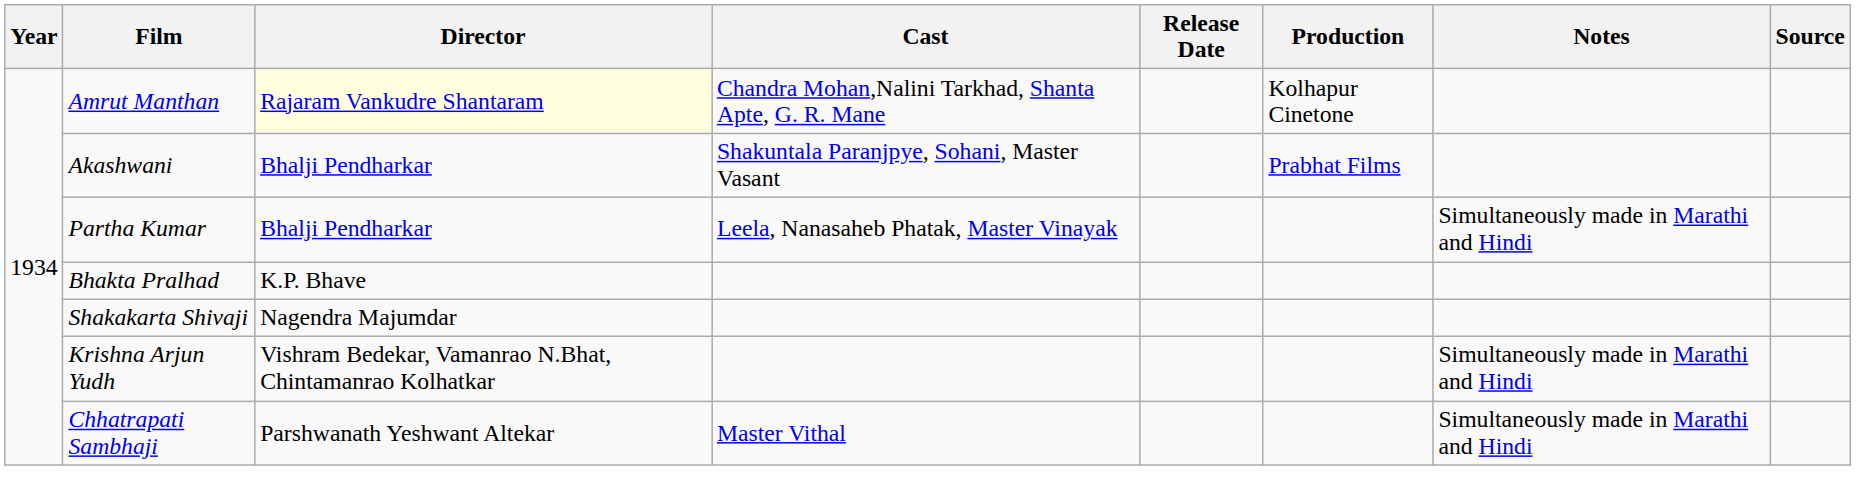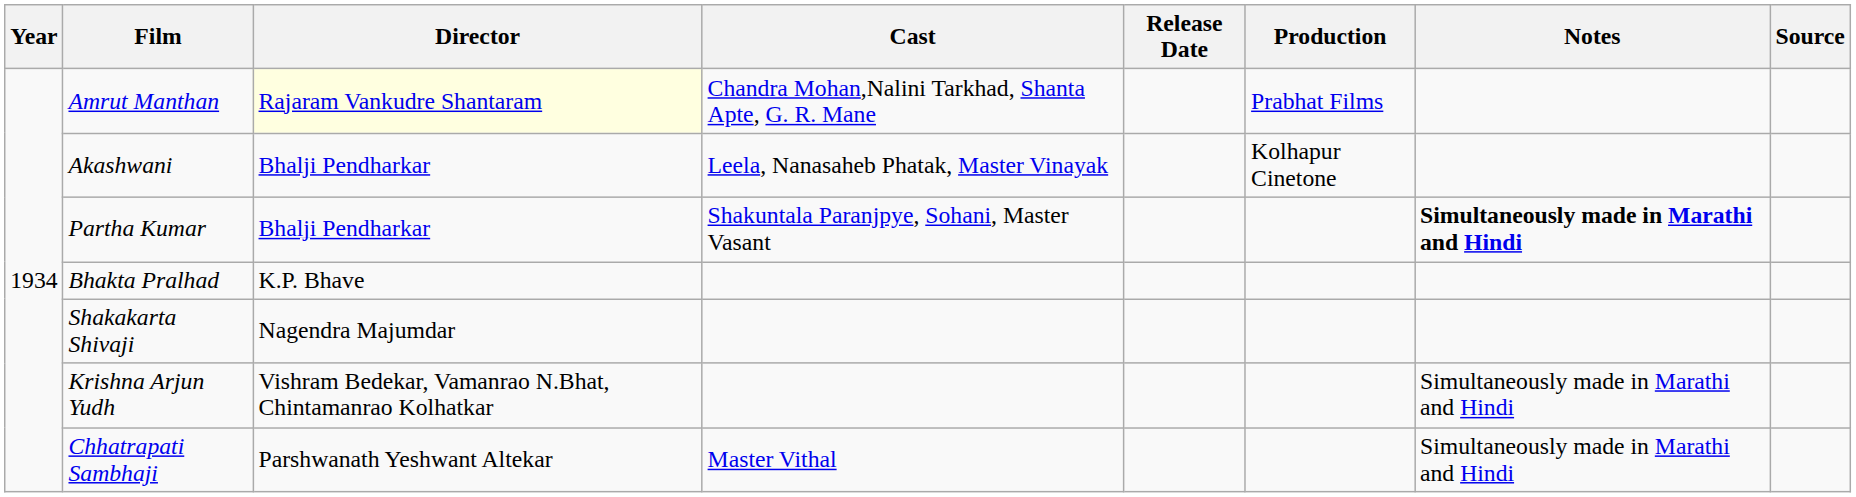(1313, 100) Kolhapur Cinetone -> (1317, 100) Prabhat Films
(897, 164) Shakuntala Paranjpye, Sohani, Master Vasant -> (908, 164) Leela, Nanasaheb Phatak, Master Vinayak
(1334, 164) Prabhat Films -> (1296, 164) Kolhapur Cinetone
(917, 229) Leela, Nanasaheb Phatak, Master Vinayak -> (888, 229) Shakuntala Paranjpye, Sohani, Master Vasant
(1593, 229) normal -> (1586, 229) bold
